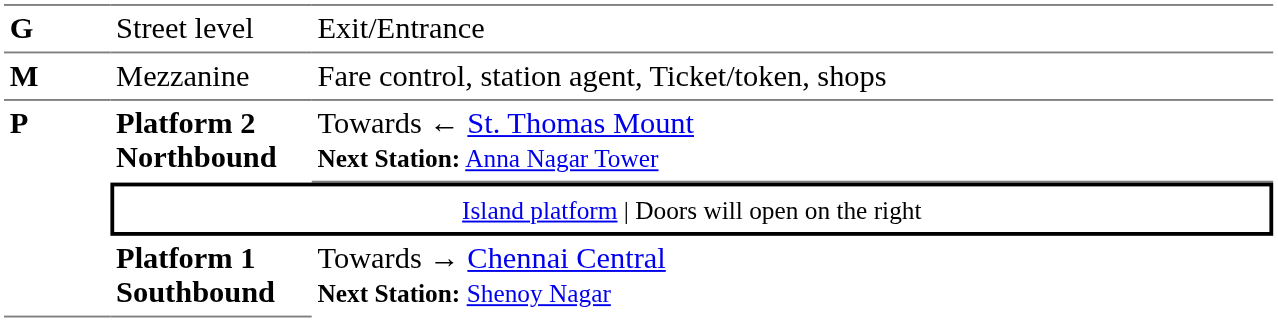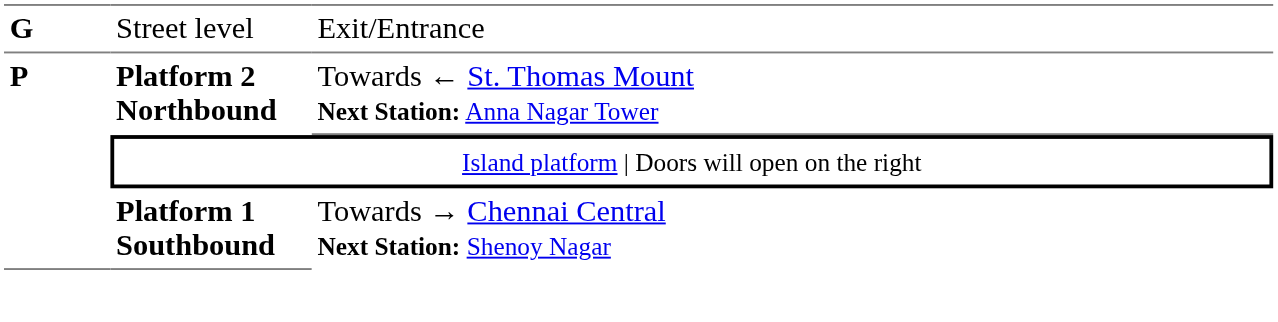- row: (183, 75)
